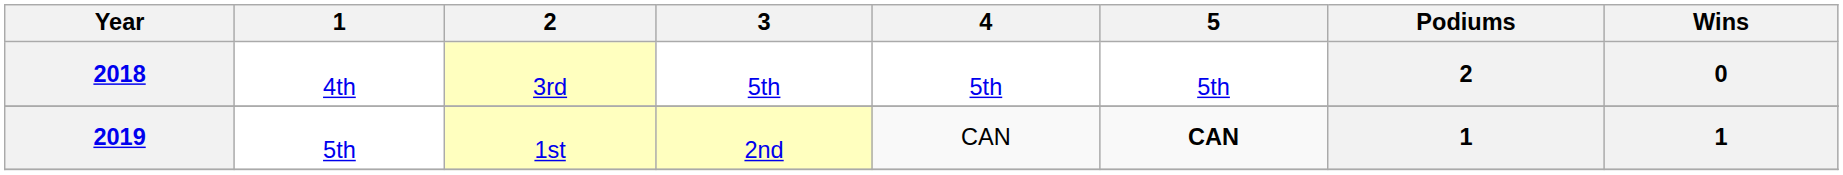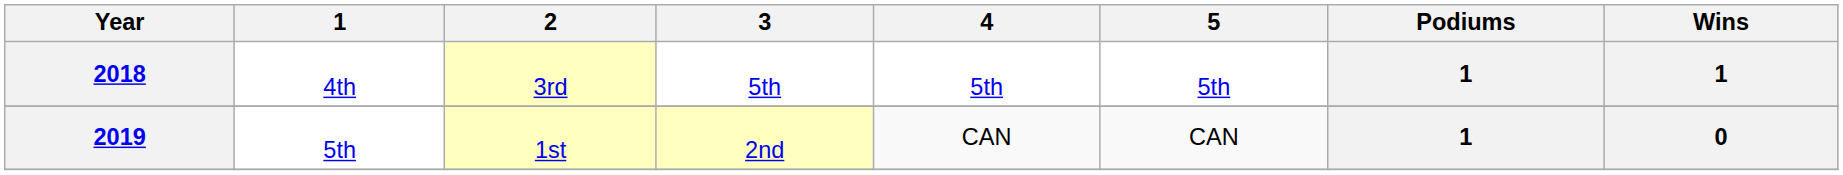(1466, 73) 2 -> (1466, 73) 1
(1721, 73) 0 -> (1721, 73) 1
(1214, 137) bold -> (1214, 137) normal
(1721, 137) 1 -> (1721, 137) 0
